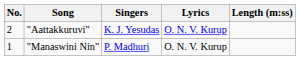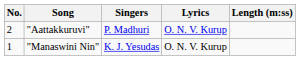(132, 30) K. J. Yesudas -> (127, 30) P. Madhuri
(127, 47) P. Madhuri -> (132, 47) K. J. Yesudas
